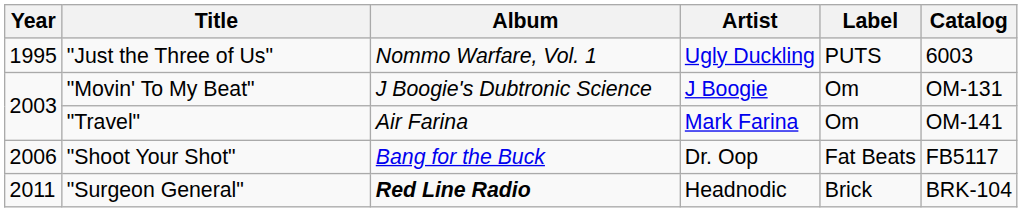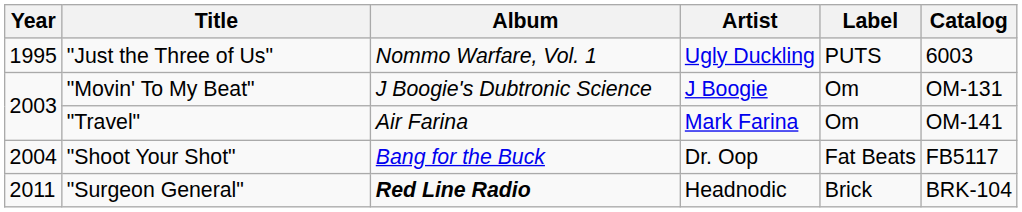(33, 156) 2006 -> (33, 156) 2004
